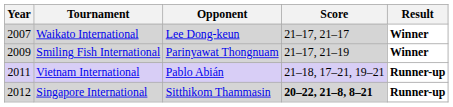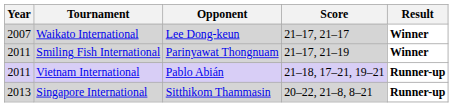(19, 53) 2009 -> (19, 53) 2011
(19, 92) 2012 -> (19, 92) 2013
(328, 92) bold -> (328, 92) normal
